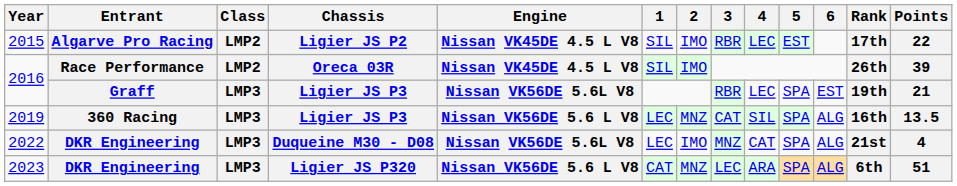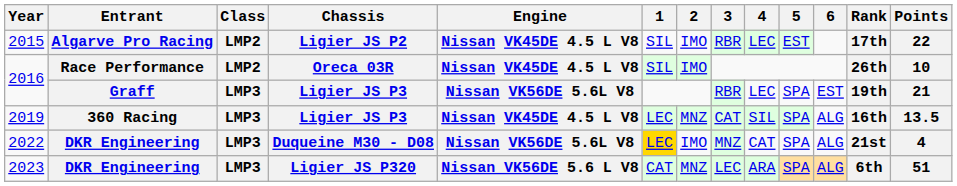(921, 67) 39 -> (921, 67) 10
(540, 118) Nissan VK56DE 5.6 L V8 -> (540, 118) Nissan VK45DE 4.5 L V8
(659, 143) no background -> (659, 143) gold background
